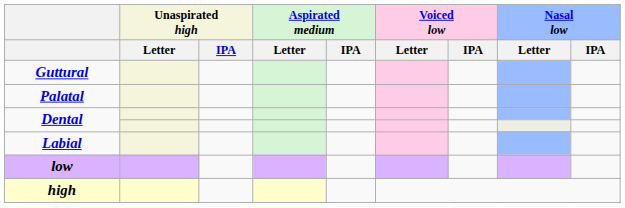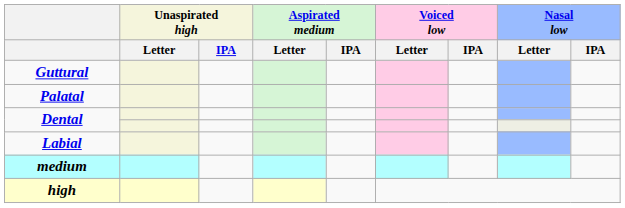- row: (62, 166)
+ row: (62, 166)
